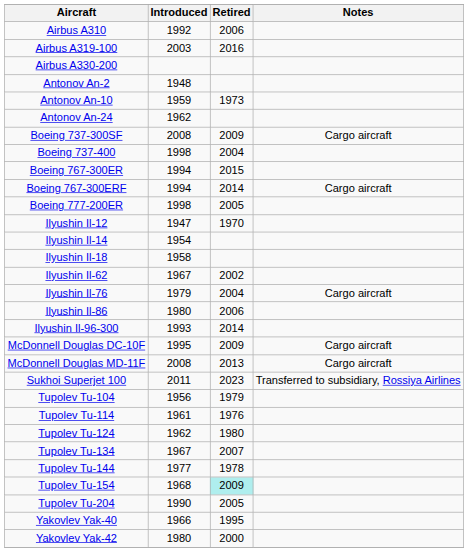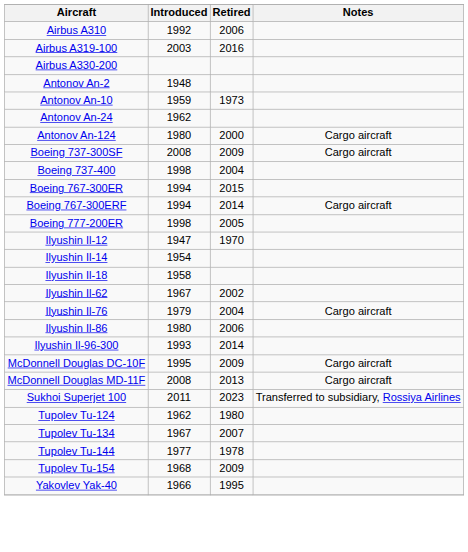+ row: (76, 135)
- row: (76, 398)
- row: (76, 415)
(232, 485) paleturquoise background -> (232, 468) no background
- row: (76, 503)
- row: (76, 538)
